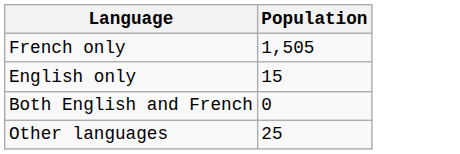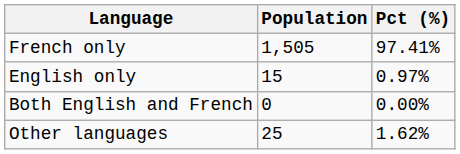+ column: (413, 19)
